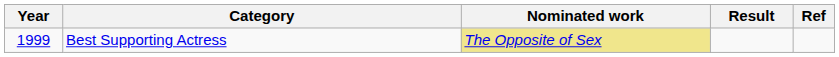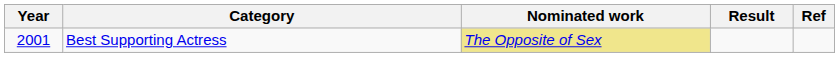(34, 40) 1999 -> (34, 40) 2001
